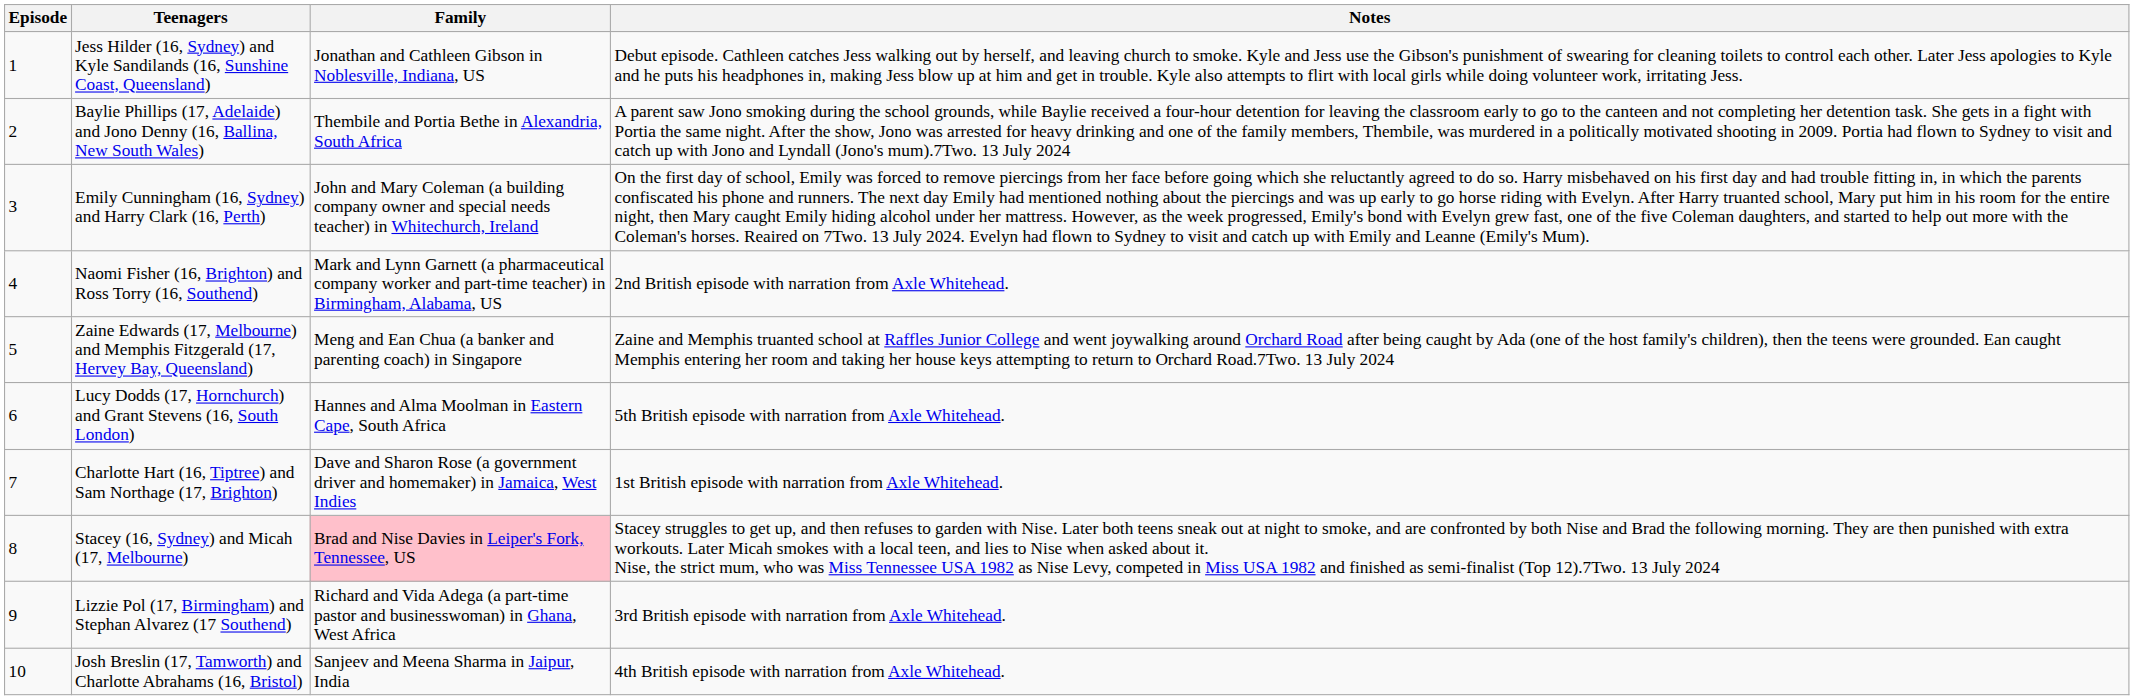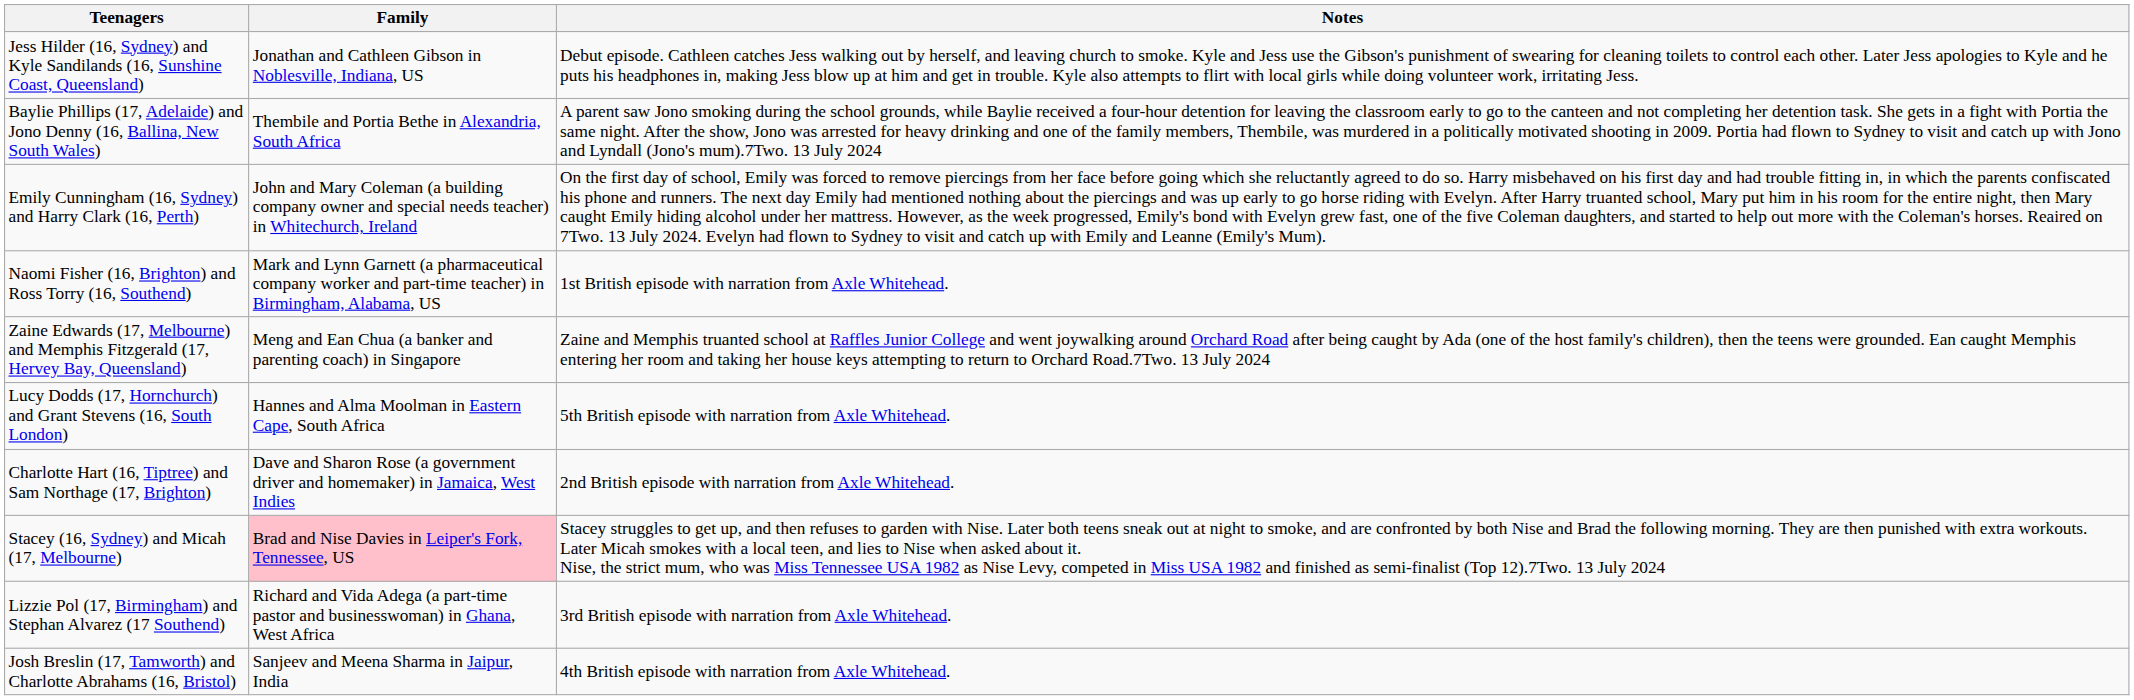- column: (38, 18)
(812, 283) 2nd British episode with narration from Axle Whitehead. -> (754, 283) 1st British episode with narration from Axle Whitehead.
(809, 482) 1st British episode with narration from Axle Whitehead. -> (757, 482) 2nd British episode with narration from Axle Whitehead.
